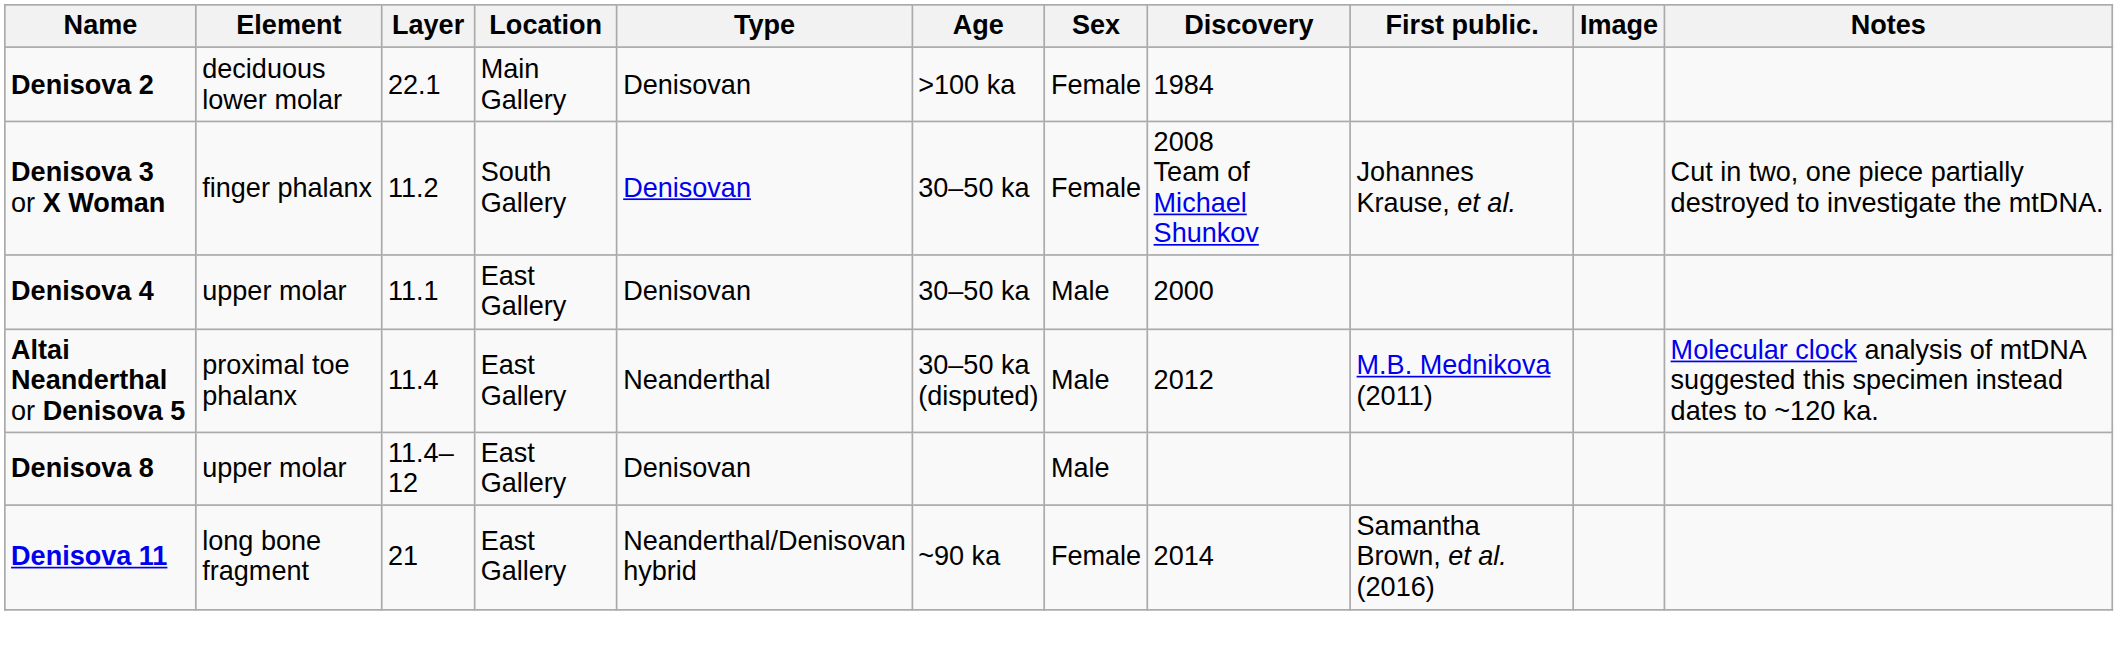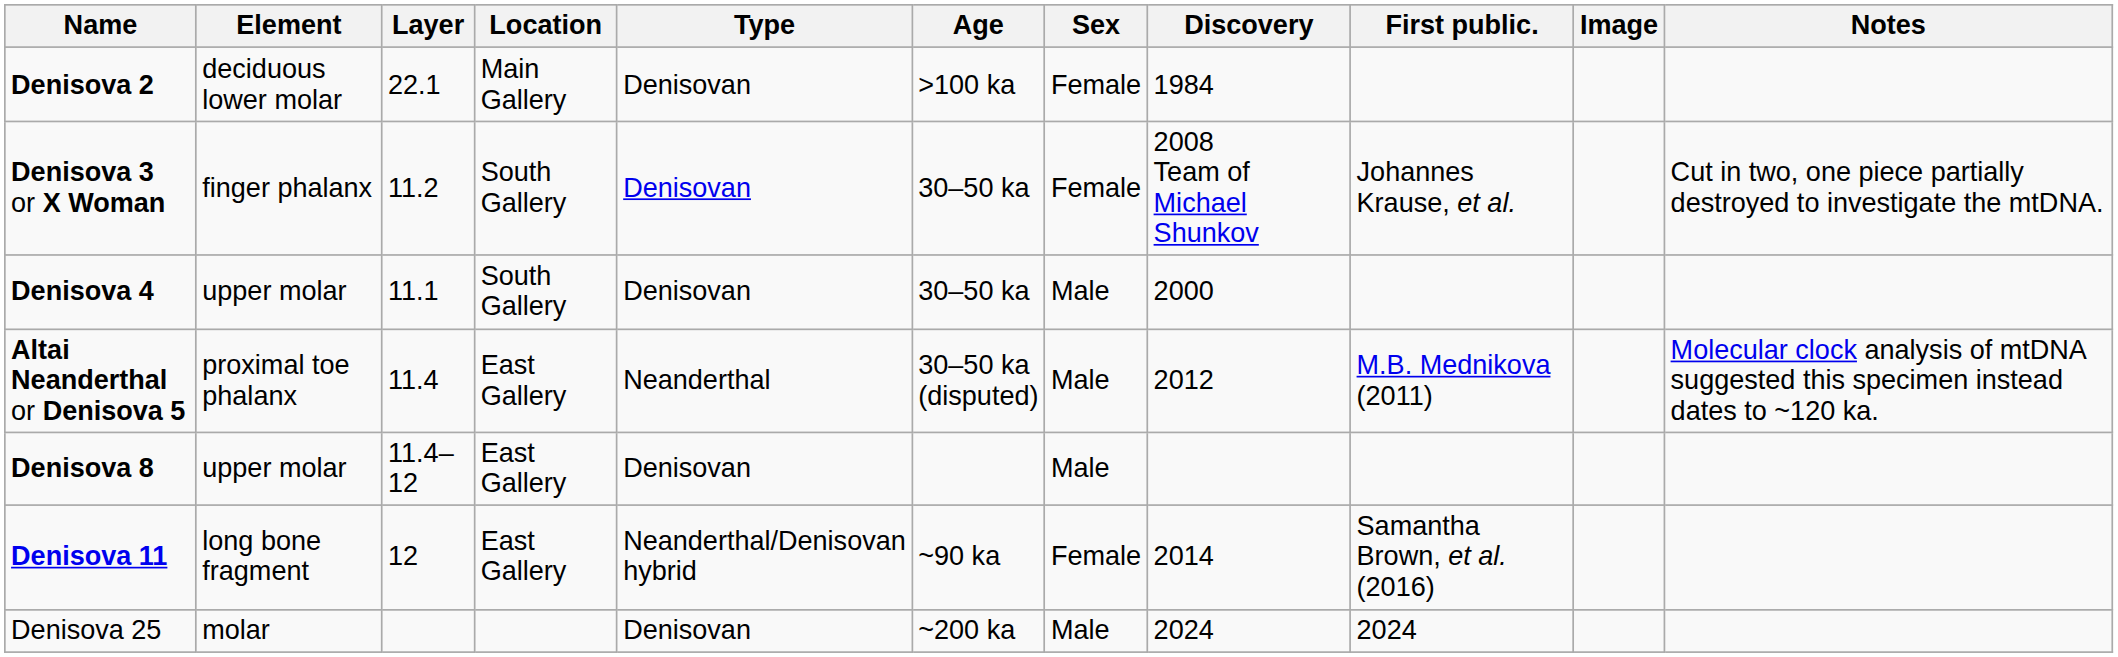(523, 291) East Gallery -> (523, 291) South Gallery
(403, 557) 21 -> (403, 557) 12
+ row: (86, 630)
